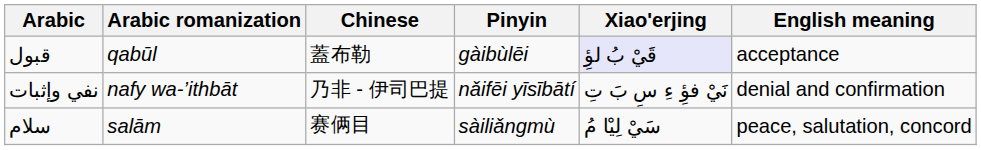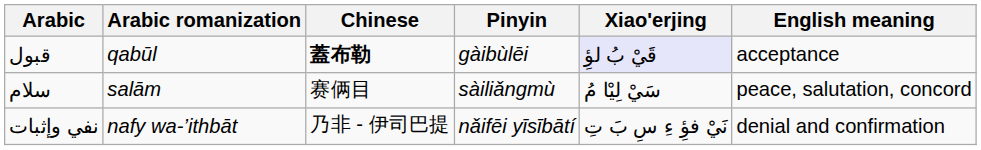(341, 53) normal -> (341, 53) bold
rows swapped: (54, 90) <-> (30, 126)
